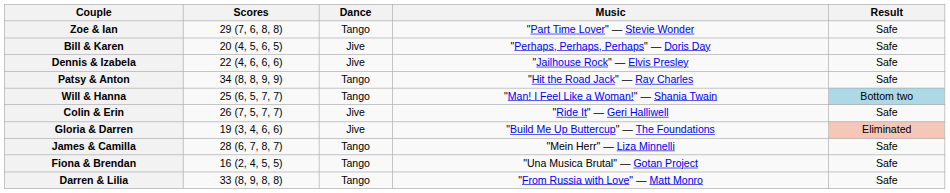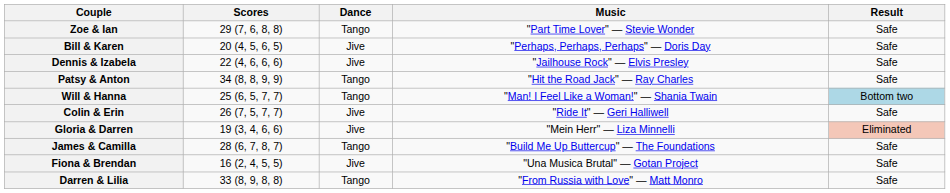(611, 130) "Build Me Up Buttercup" — The Foundations -> (611, 130) "Mein Herr" — Liza Minnelli
(611, 146) "Mein Herr" — Liza Minnelli -> (611, 146) "Build Me Up Buttercup" — The Foundations
(356, 163) Tango -> (356, 163) Jive
